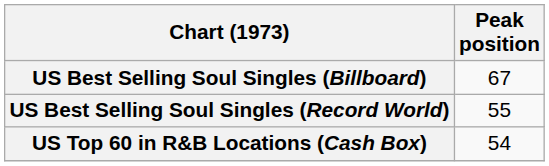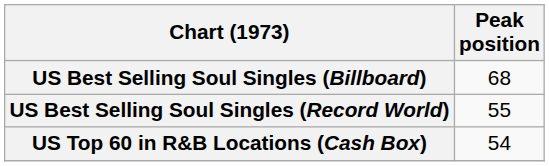(499, 77) 67 -> (499, 77) 68
